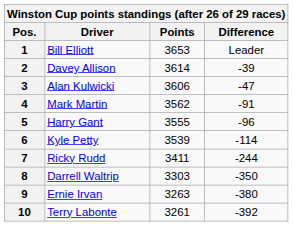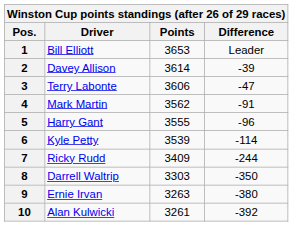(81, 86) Alan Kulwicki -> (82, 86) Terry Labonte
(177, 158) 3411 -> (177, 158) 3409
(82, 212) Terry Labonte -> (81, 212) Alan Kulwicki
